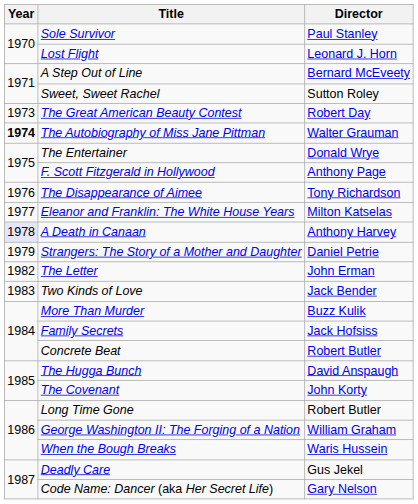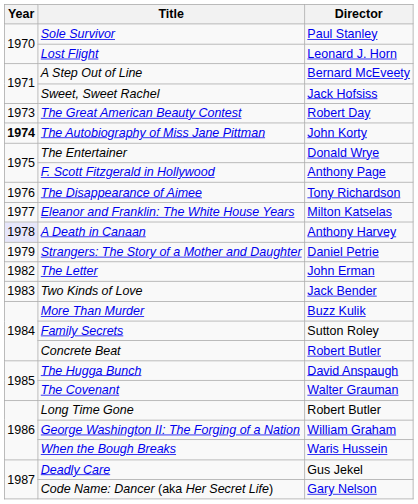(343, 93) Sutton Roley -> (342, 93) Jack Hofsiss
(353, 133) Walter Grauman -> (337, 133) John Korty
(342, 331) Jack Hofsiss -> (343, 331) Sutton Roley
(337, 390) John Korty -> (353, 390) Walter Grauman
